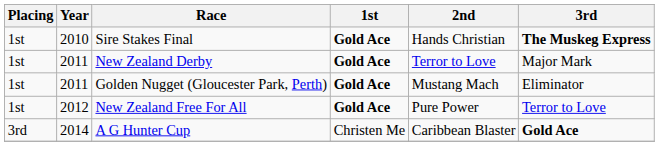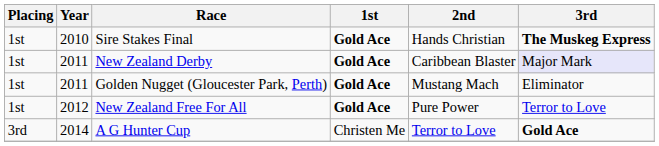(454, 61) Terror to Love -> (464, 61) Caribbean Blaster
(557, 61) no background -> (557, 61) lavender background
(464, 130) Caribbean Blaster -> (454, 130) Terror to Love
